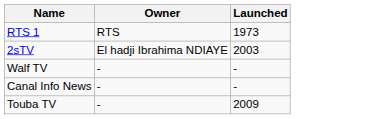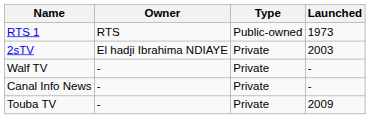+ column: (268, 13)
